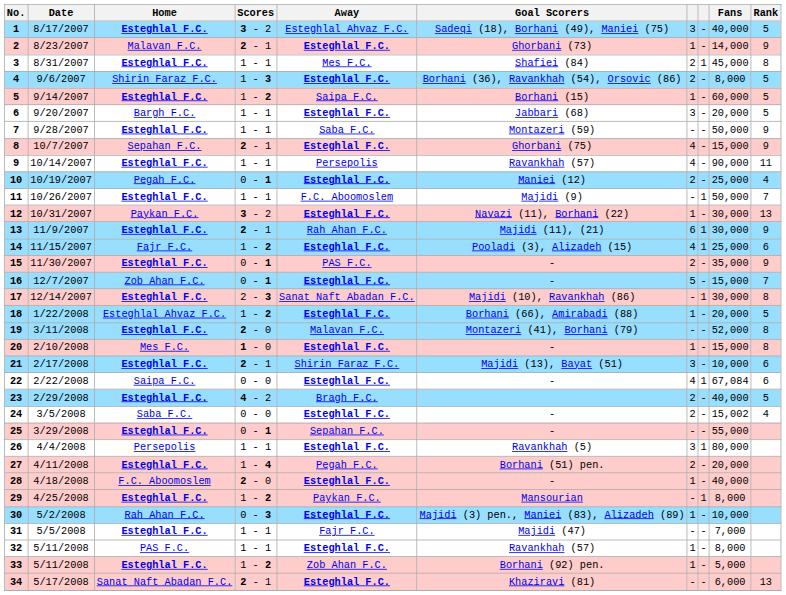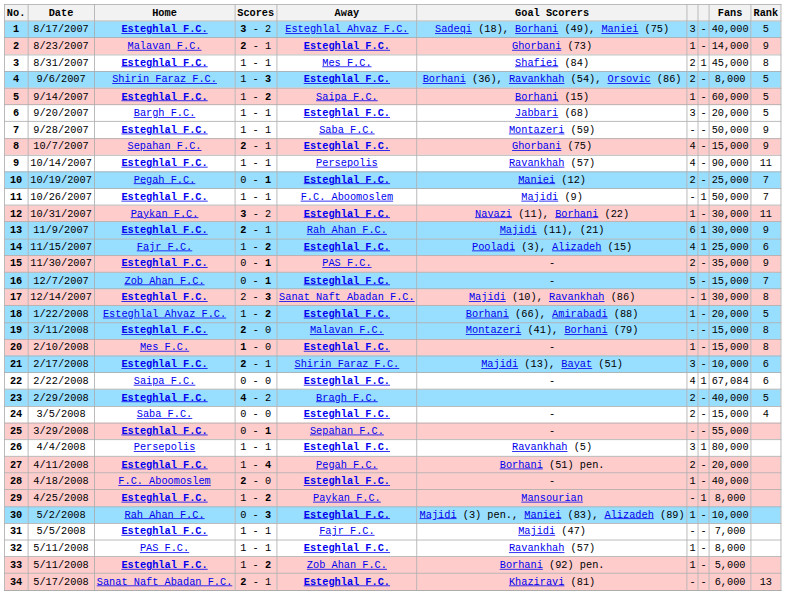(766, 180) 4 -> (766, 180) 7
(766, 214) 13 -> (766, 214) 11
(730, 331) 52,000 -> (730, 331) 15,000
(730, 414) 15,002 -> (730, 414) 15,000
